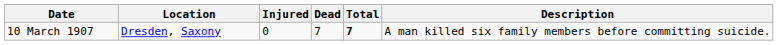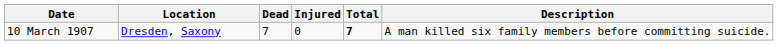columns swapped: (328, 13) <-> (286, 13)
